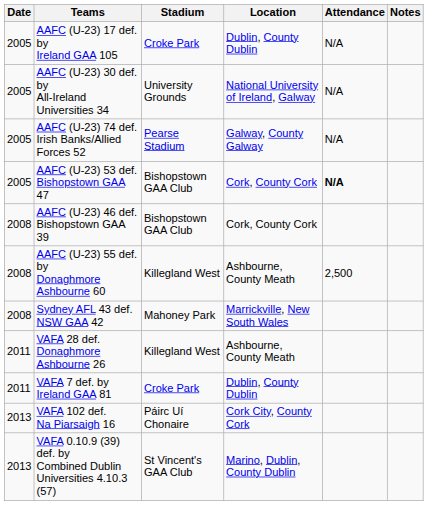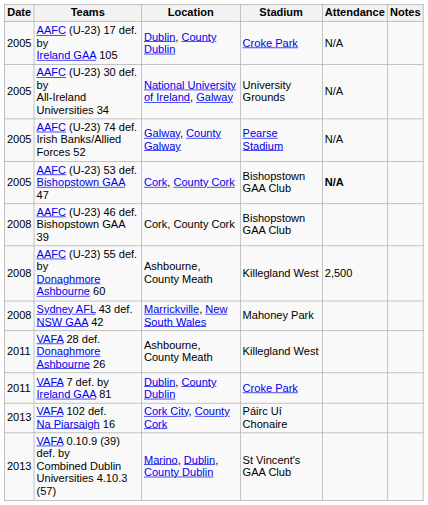columns swapped: (183, 13) <-> (273, 13)
